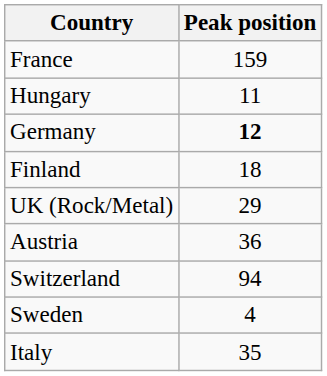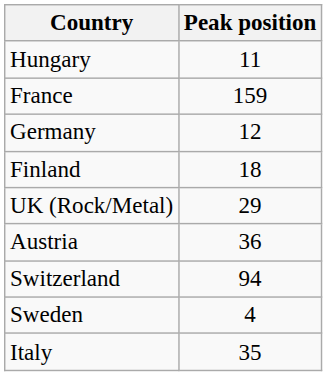rows swapped: (41, 59) <-> (50, 95)
(250, 132) bold -> (250, 132) normal
